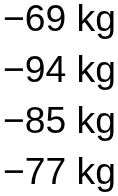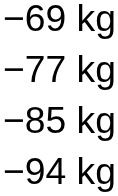rows swapped: (59, 172) <-> (59, 69)
